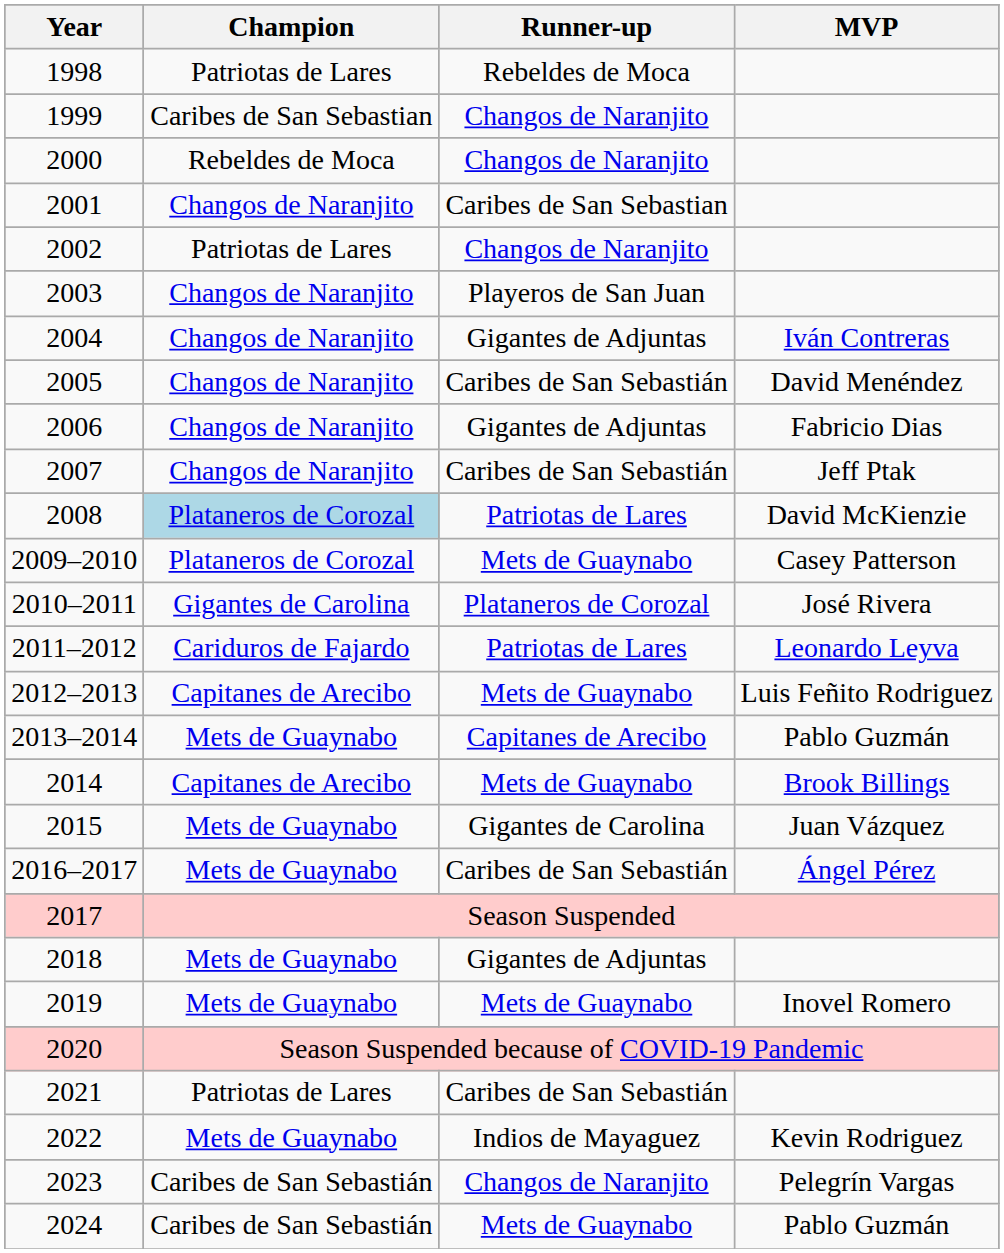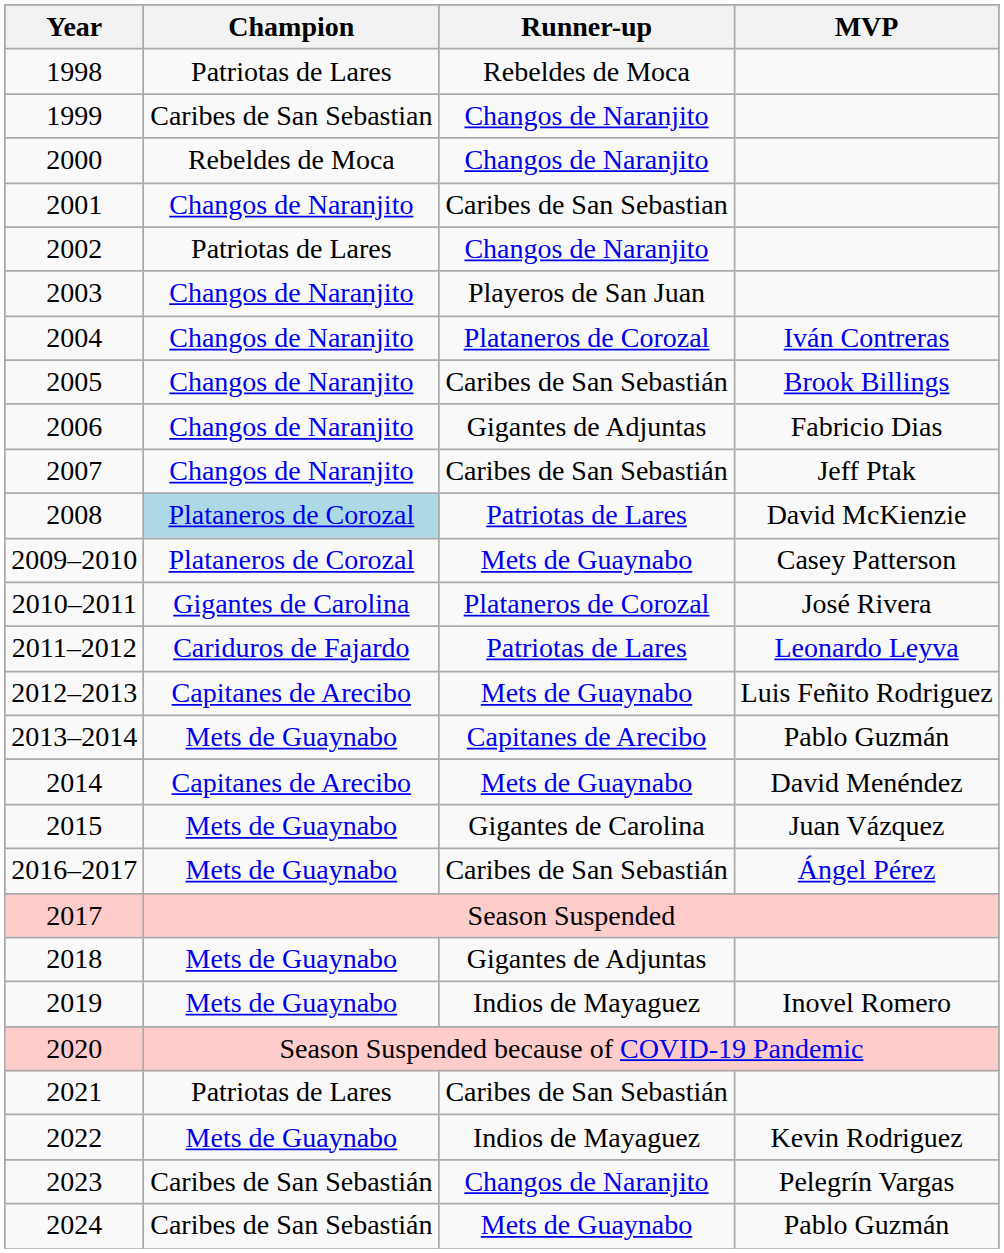(587, 337) Gigantes de Adjuntas -> (587, 337) Plataneros de Corozal
(867, 381) David Menéndez -> (867, 381) Brook Billings
(867, 781) Brook Billings -> (867, 781) David Menéndez
(587, 1003) Mets de Guaynabo -> (587, 1003) Indios de Mayaguez
